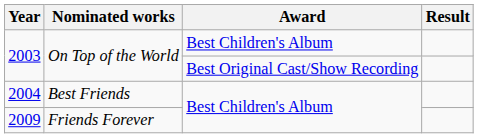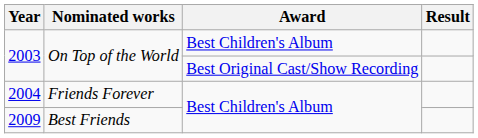(89, 94) Best Friends -> (101, 94) Friends Forever
(101, 119) Friends Forever -> (89, 119) Best Friends
